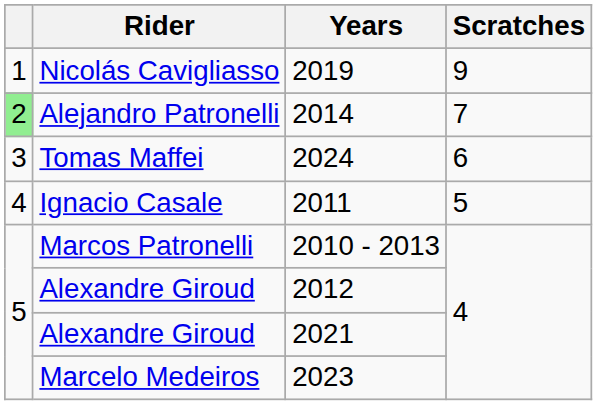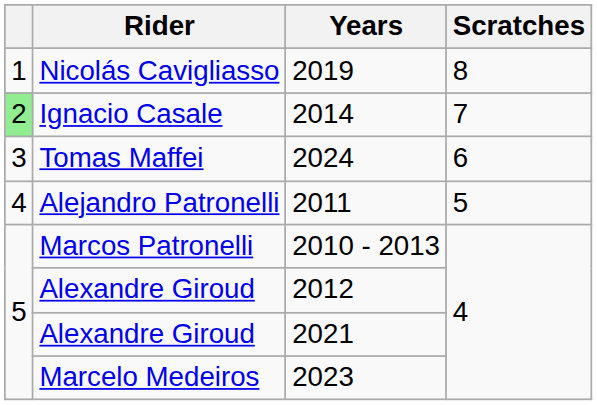(460, 70) 9 -> (460, 70) 8
(159, 114) Alejandro Patronelli -> (131, 114) Ignacio Casale
(131, 202) Ignacio Casale -> (159, 202) Alejandro Patronelli
